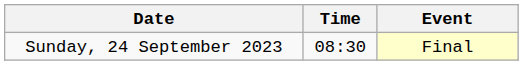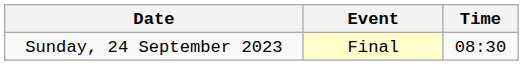columns swapped: (340, 19) <-> (447, 19)
